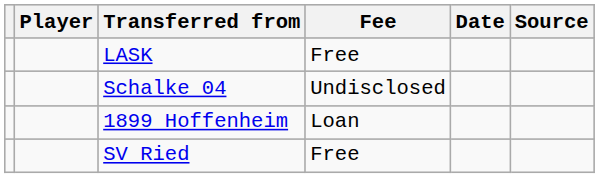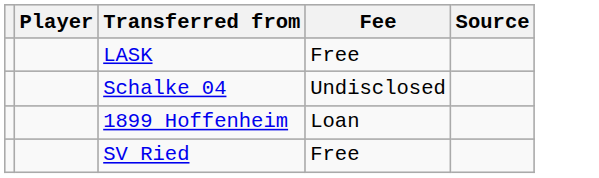- column: (480, 22)
